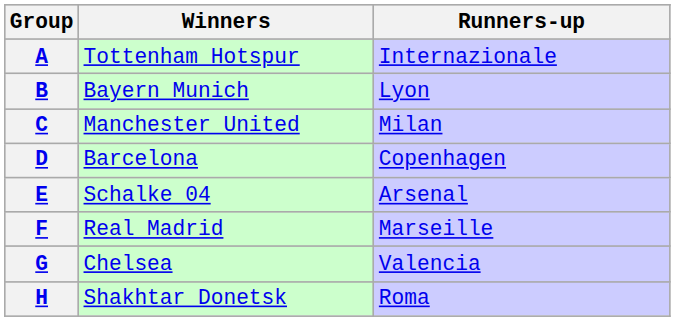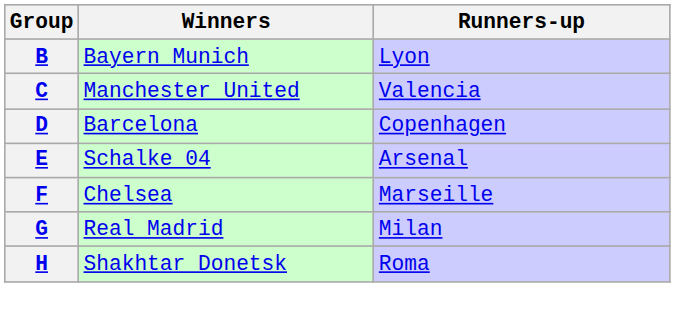- row: (42, 57)
(411, 126) Milan -> (430, 91) Valencia
(153, 229) Real Madrid -> (128, 195) Chelsea
(128, 264) Chelsea -> (153, 229) Real Madrid
(430, 264) Valencia -> (411, 229) Milan
